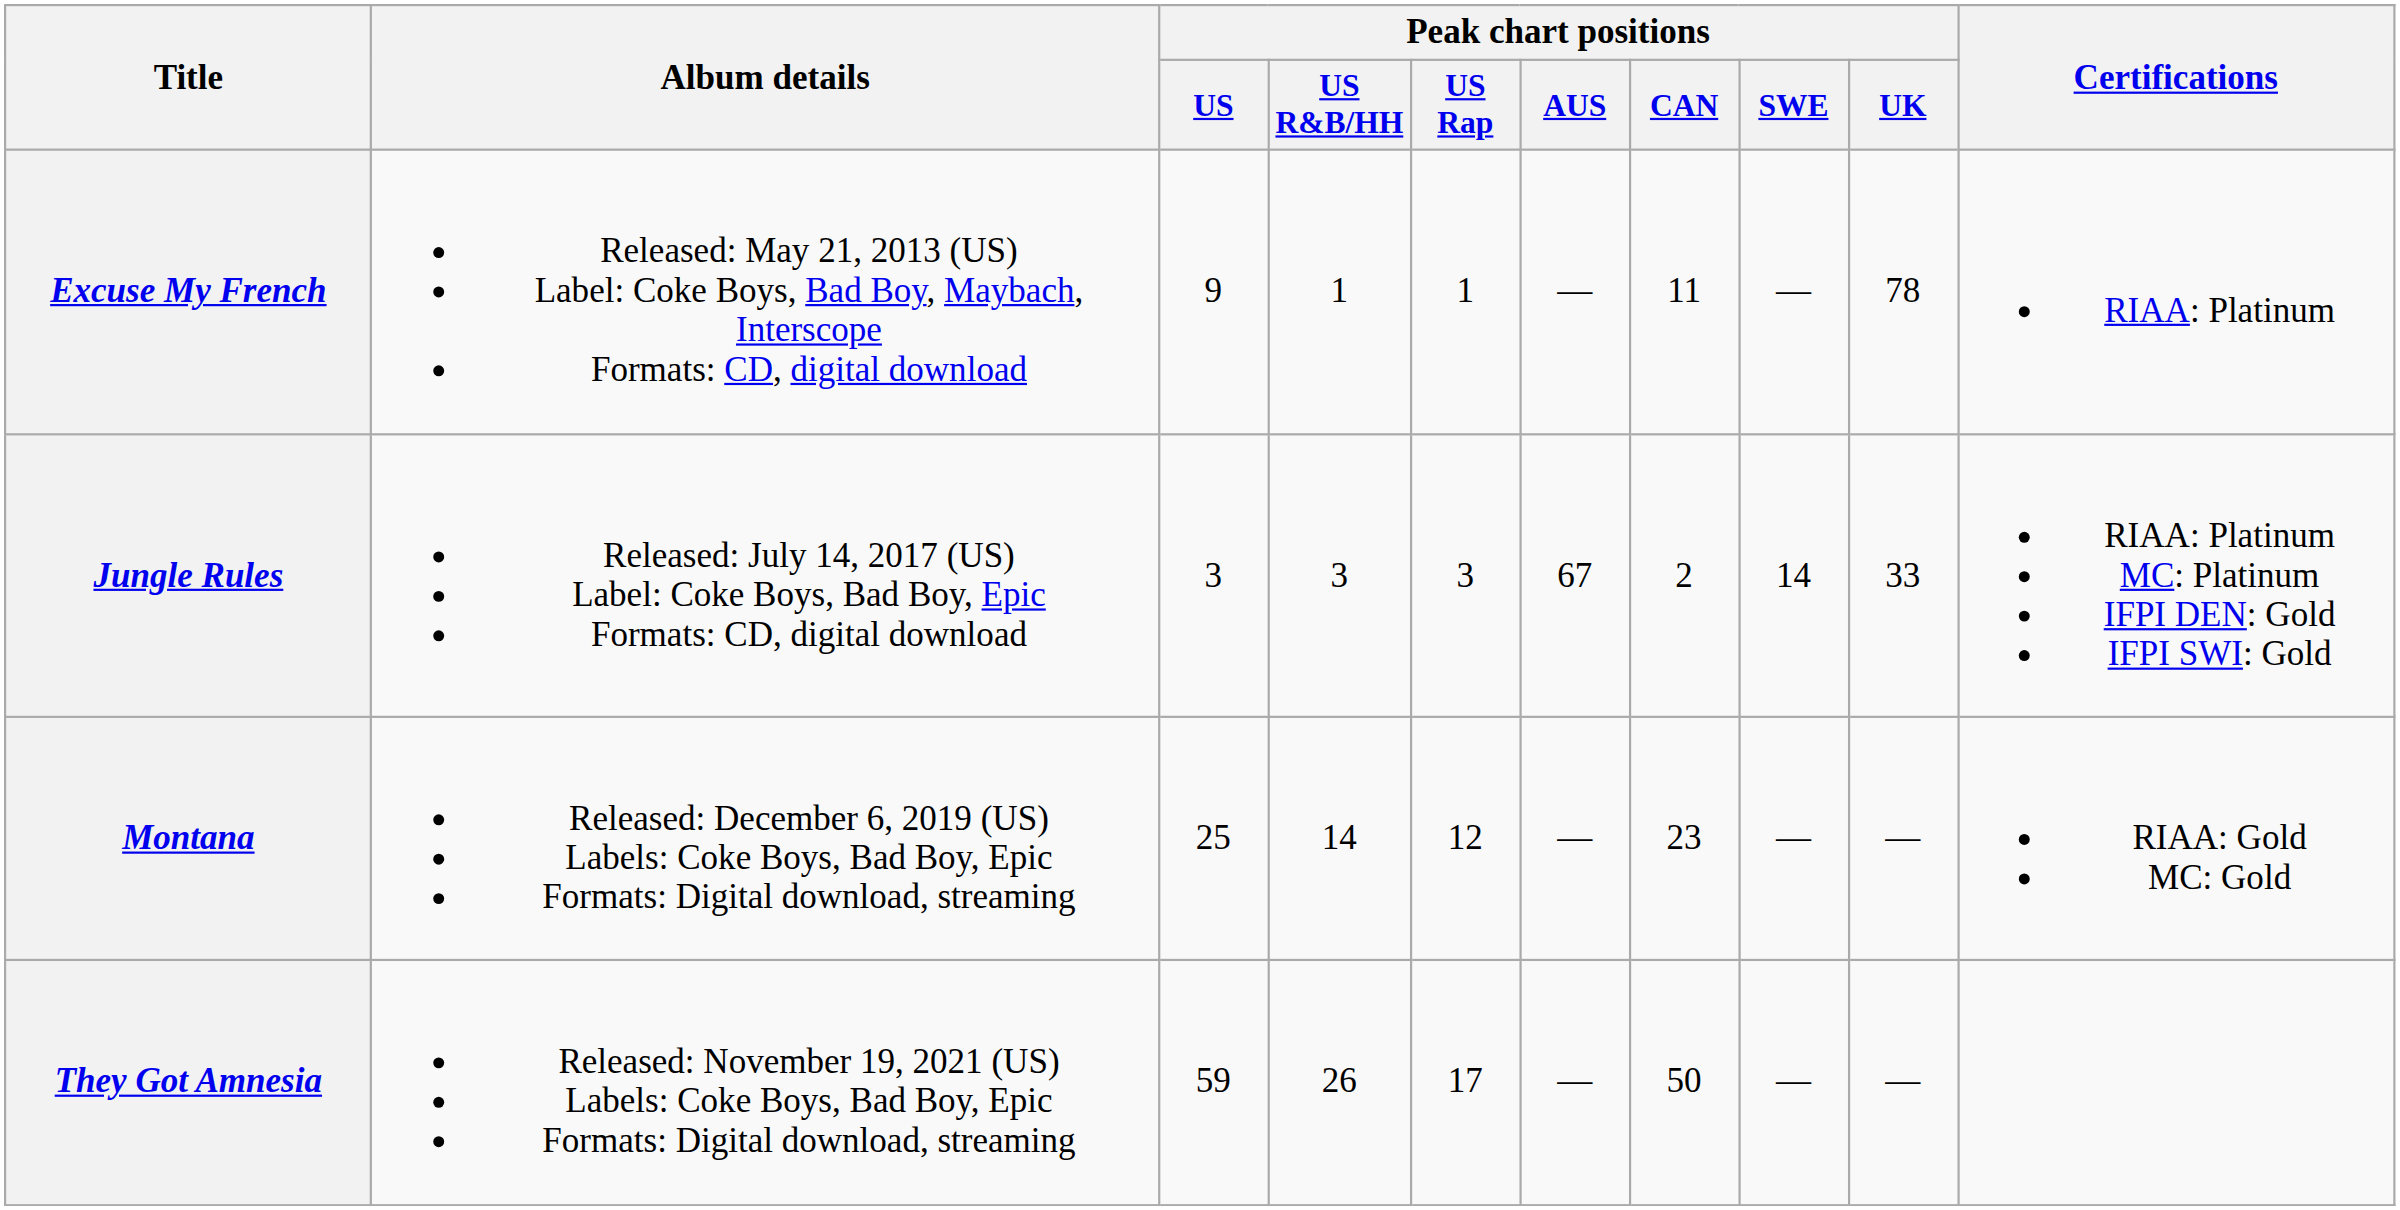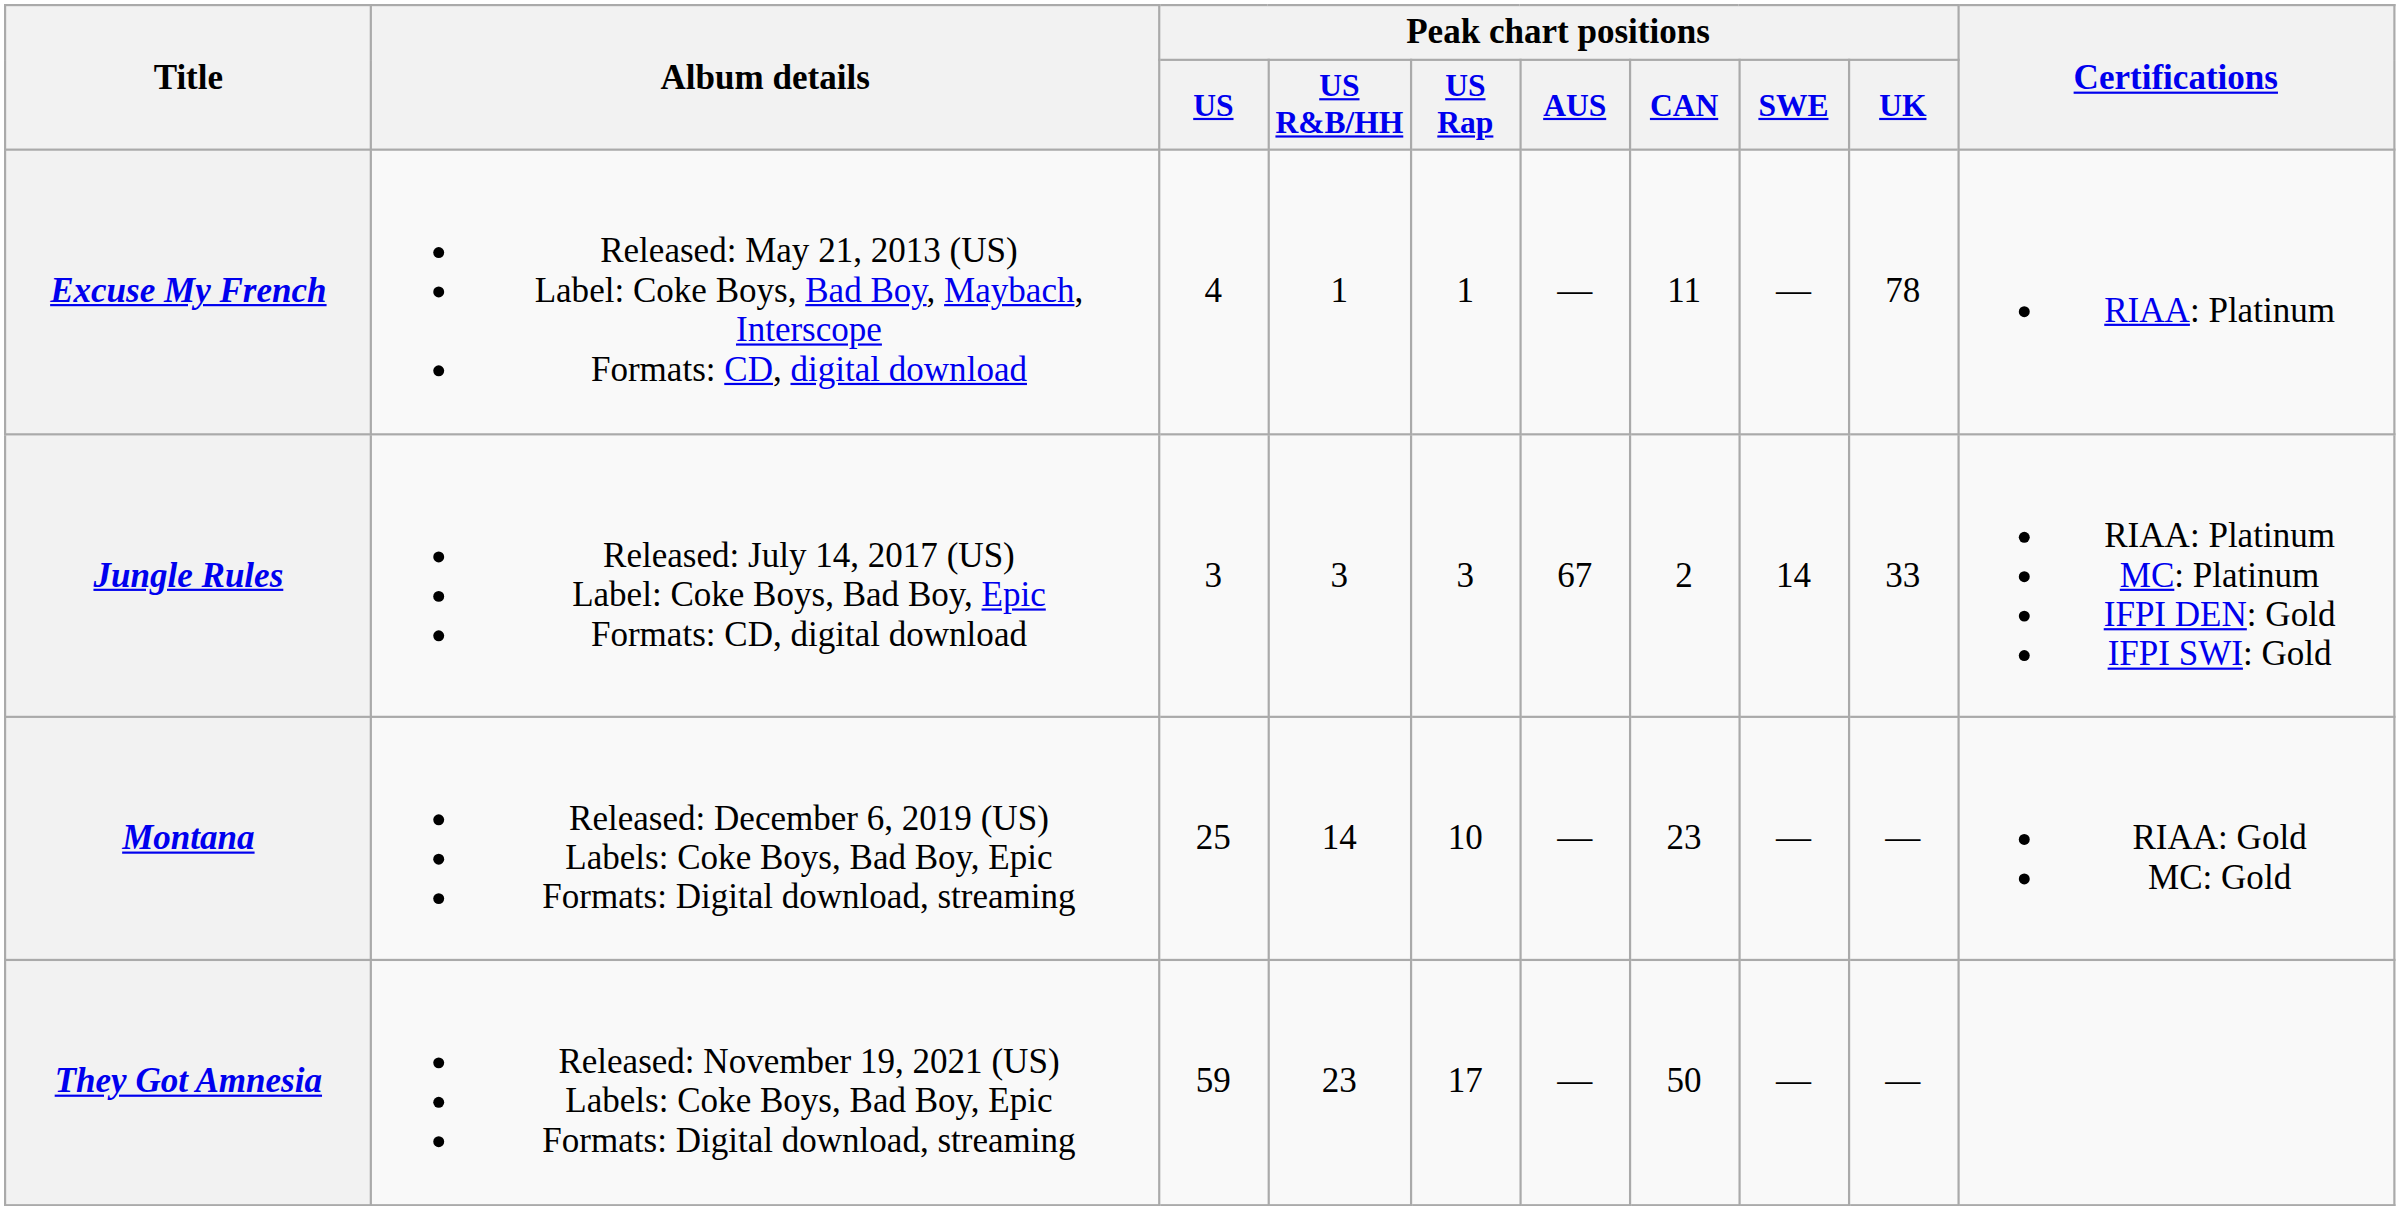(1213, 290) 9 -> (1213, 290) 4
(1465, 837) 12 -> (1465, 837) 10
(1339, 1081) 26 -> (1339, 1081) 23
